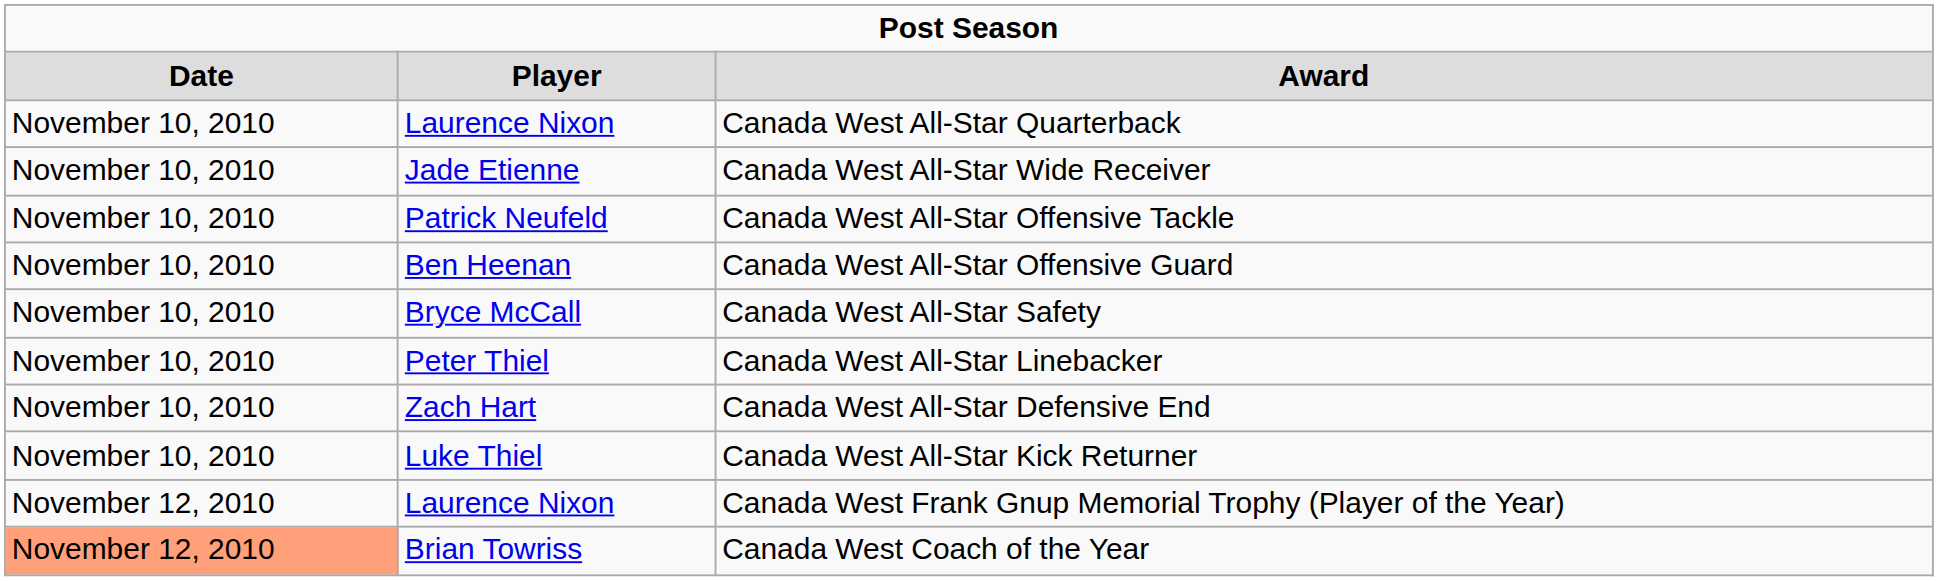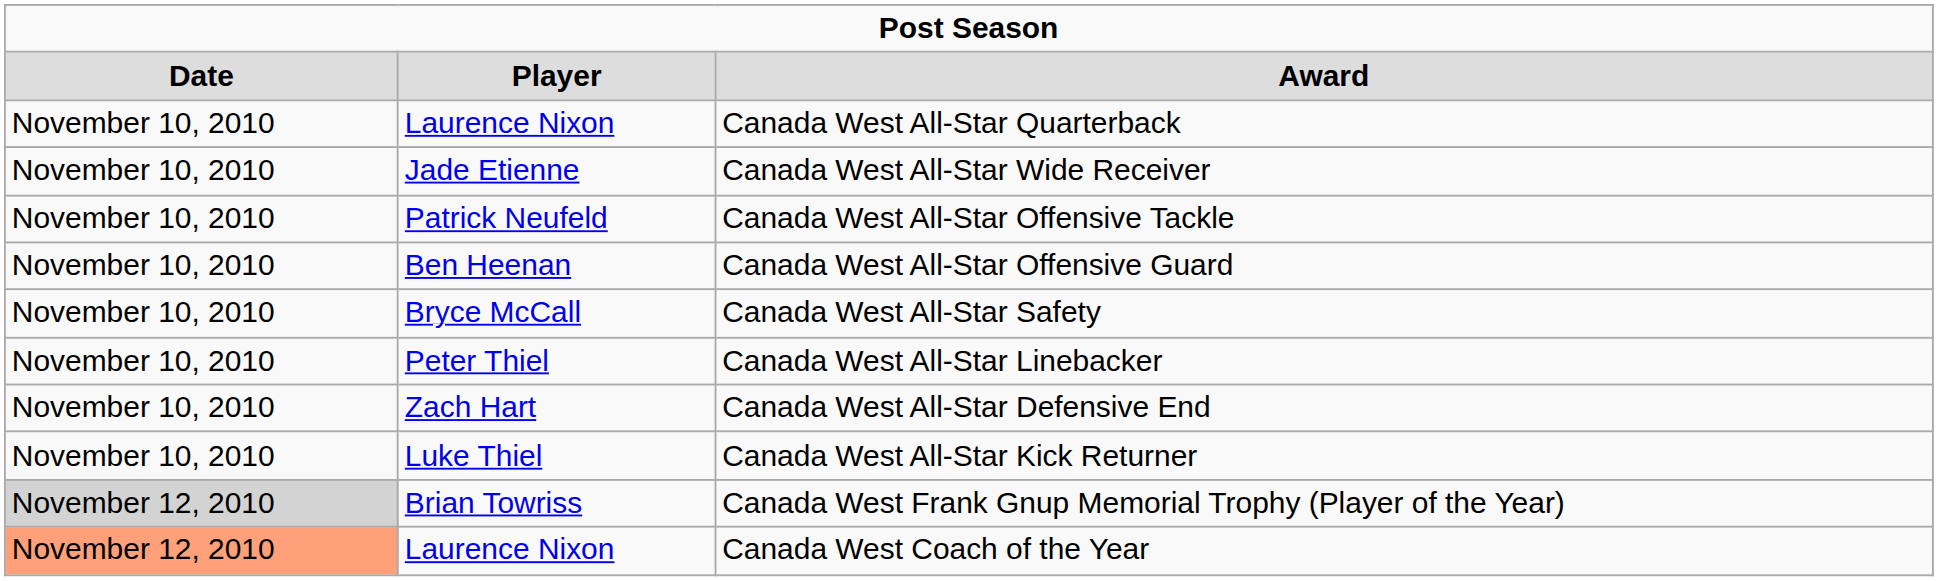(143, 502) no background -> (143, 502) lightgrey background
(510, 502) Laurence Nixon -> (494, 502) Brian Towriss
(494, 550) Brian Towriss -> (510, 550) Laurence Nixon
